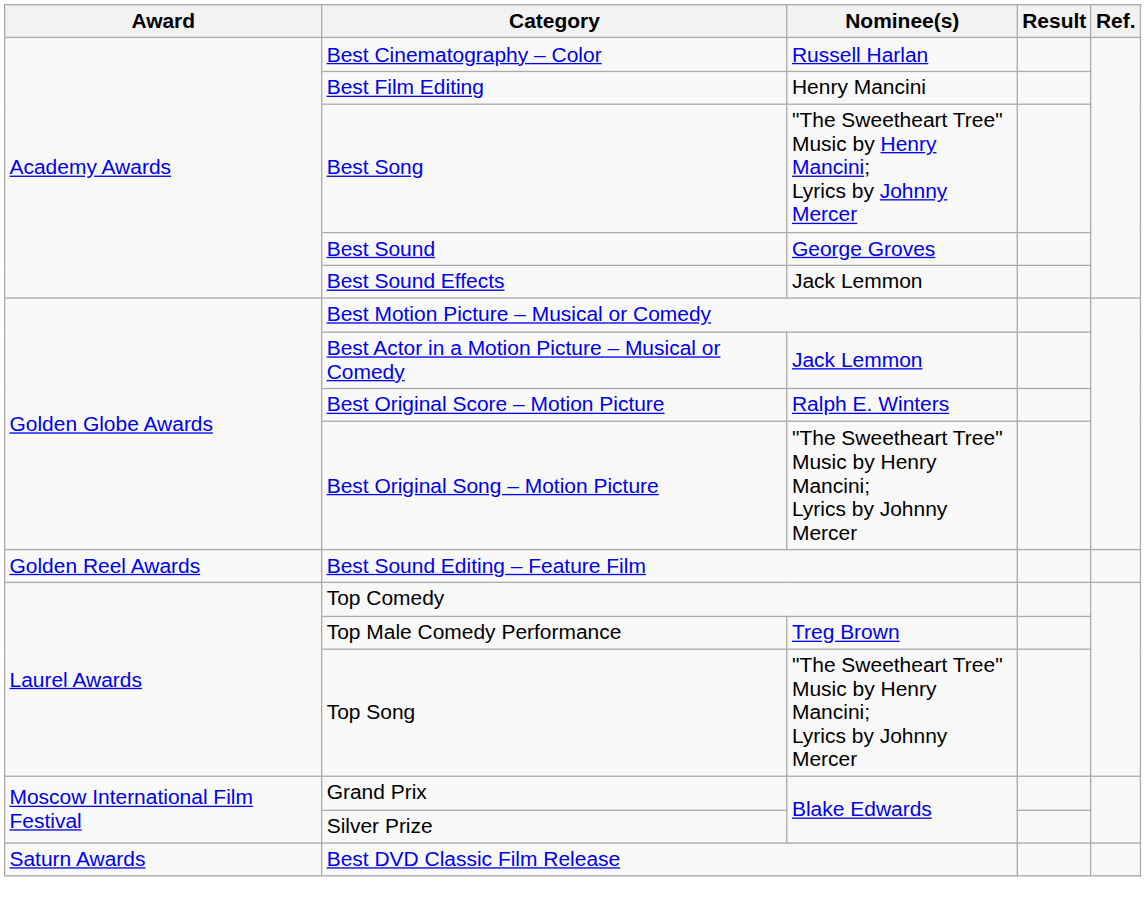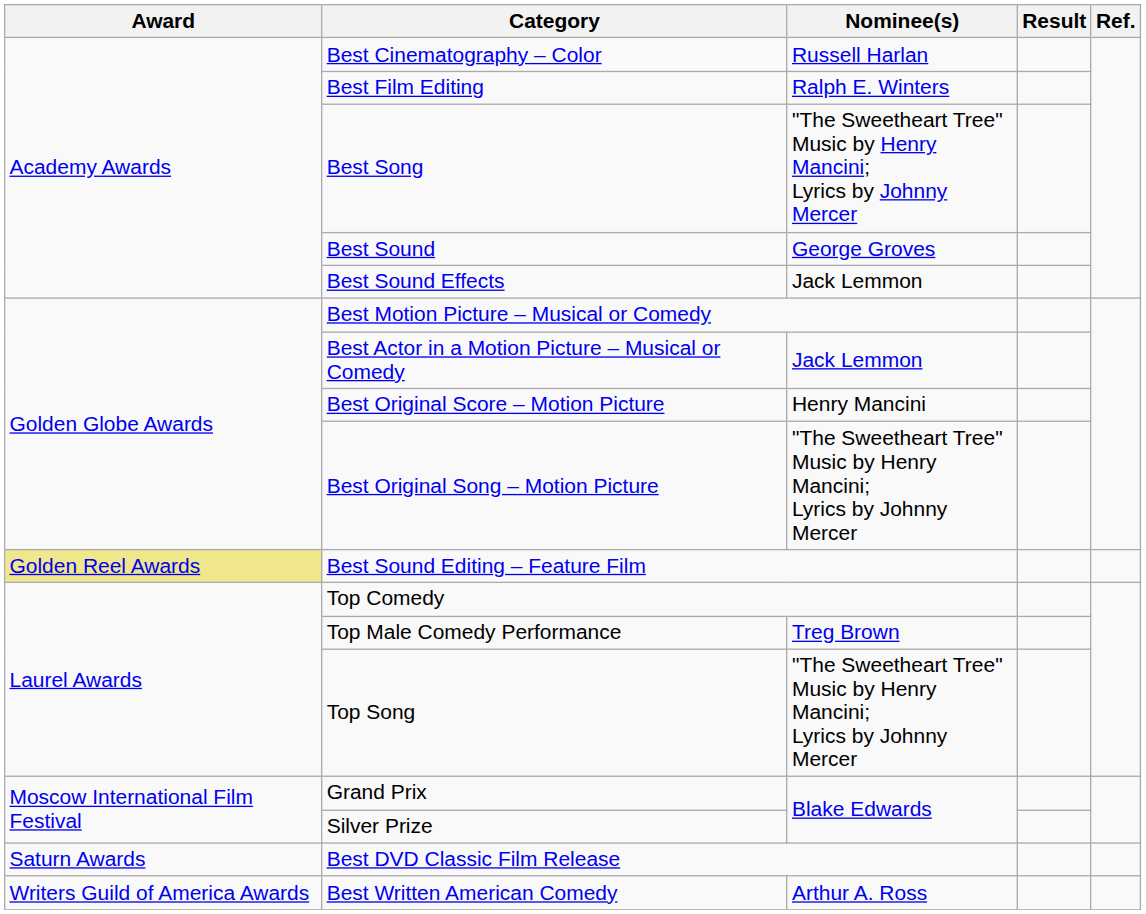(859, 87) Henry Mancini -> (871, 87) Ralph E. Winters
(871, 404) Ralph E. Winters -> (859, 404) Henry Mancini
(105, 565) no background -> (105, 565) khaki background
+ row: (472, 892)
